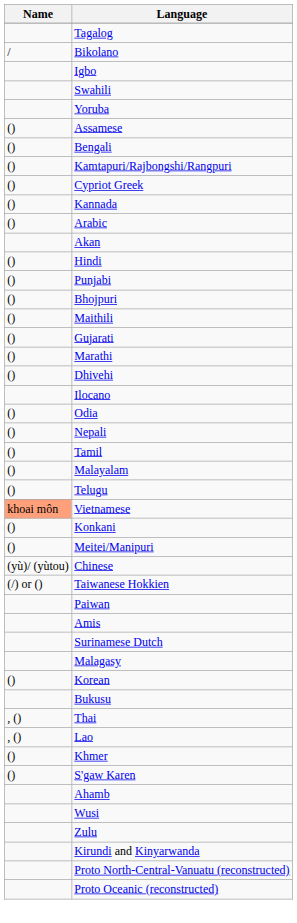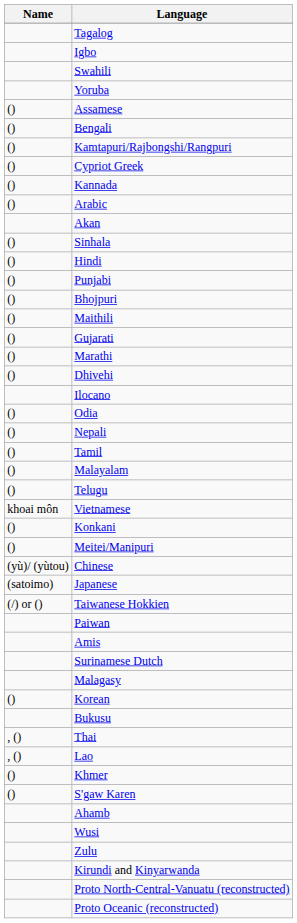- row: (96, 52)
+ row: (92, 242)
(33, 508) lightsalmon background -> (33, 508) no background
+ row: (96, 584)
